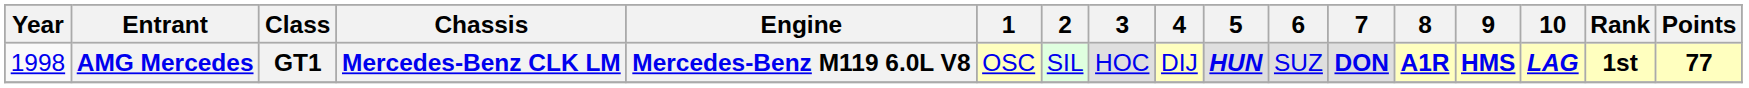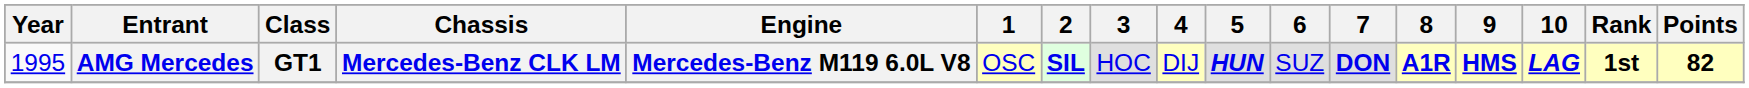(38, 62) 1998 -> (38, 62) 1995
(1065, 62) normal -> (1066, 62) bold
(1699, 62) 77 -> (1700, 62) 82
